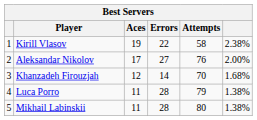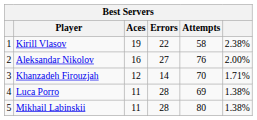(136, 60) 17 -> (136, 60) 16
(237, 76) 1.68% -> (237, 76) 1.71%
(201, 92) 79 -> (201, 92) 69
